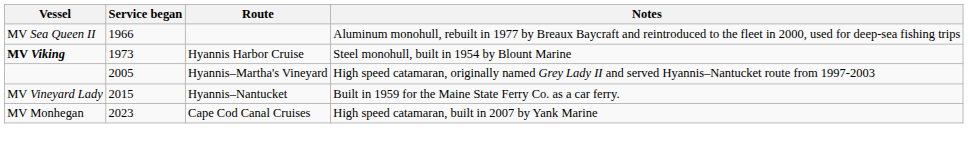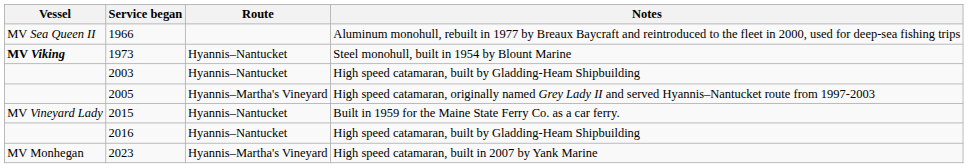(246, 53) Hyannis Harbor Cruise -> (238, 53) Hyannis–Nantucket
+ row: (121, 73)
+ row: (121, 133)
(249, 113) Cape Cod Canal Cruises -> (258, 152) Hyannis–Martha's Vineyard
